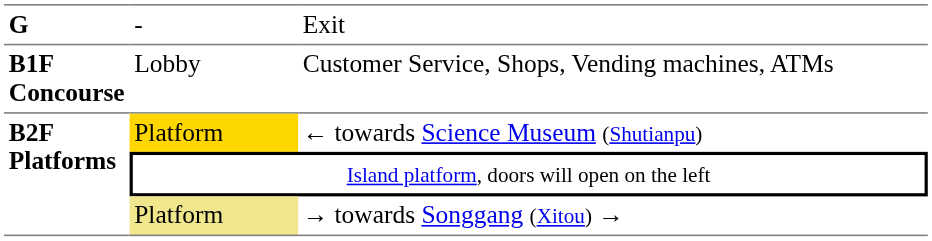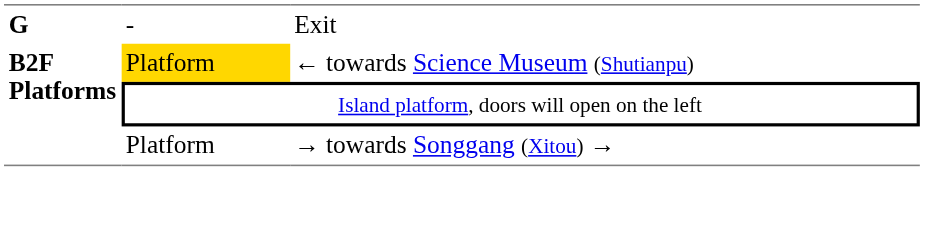- row: (568, 64)
(179, 215) khaki background -> (170, 145) no background
